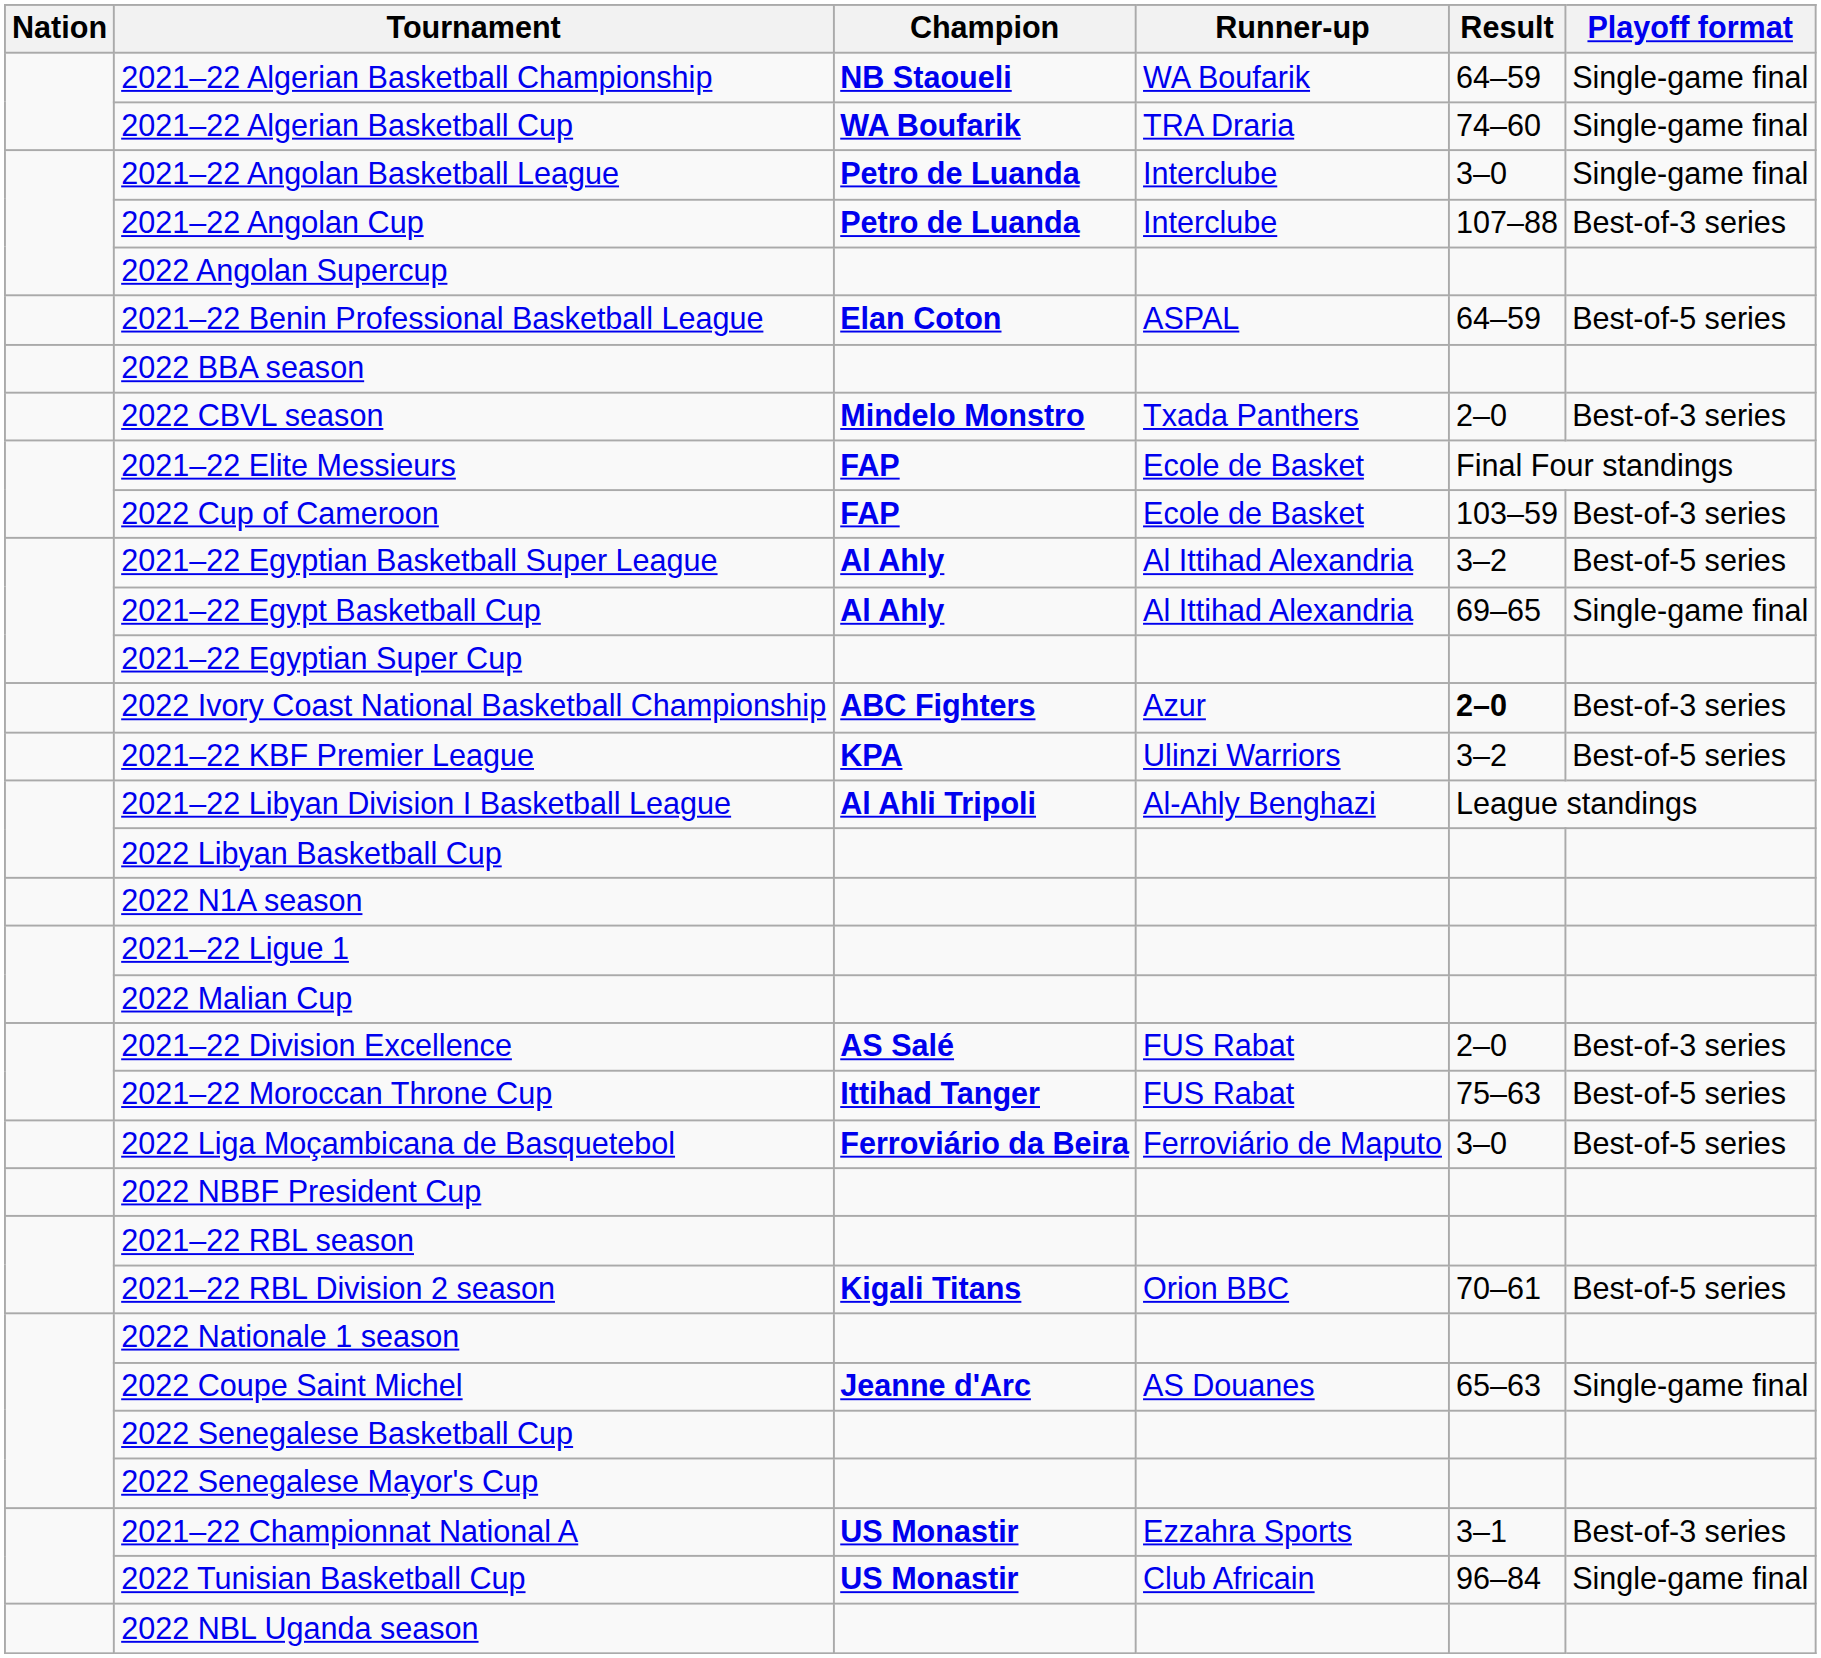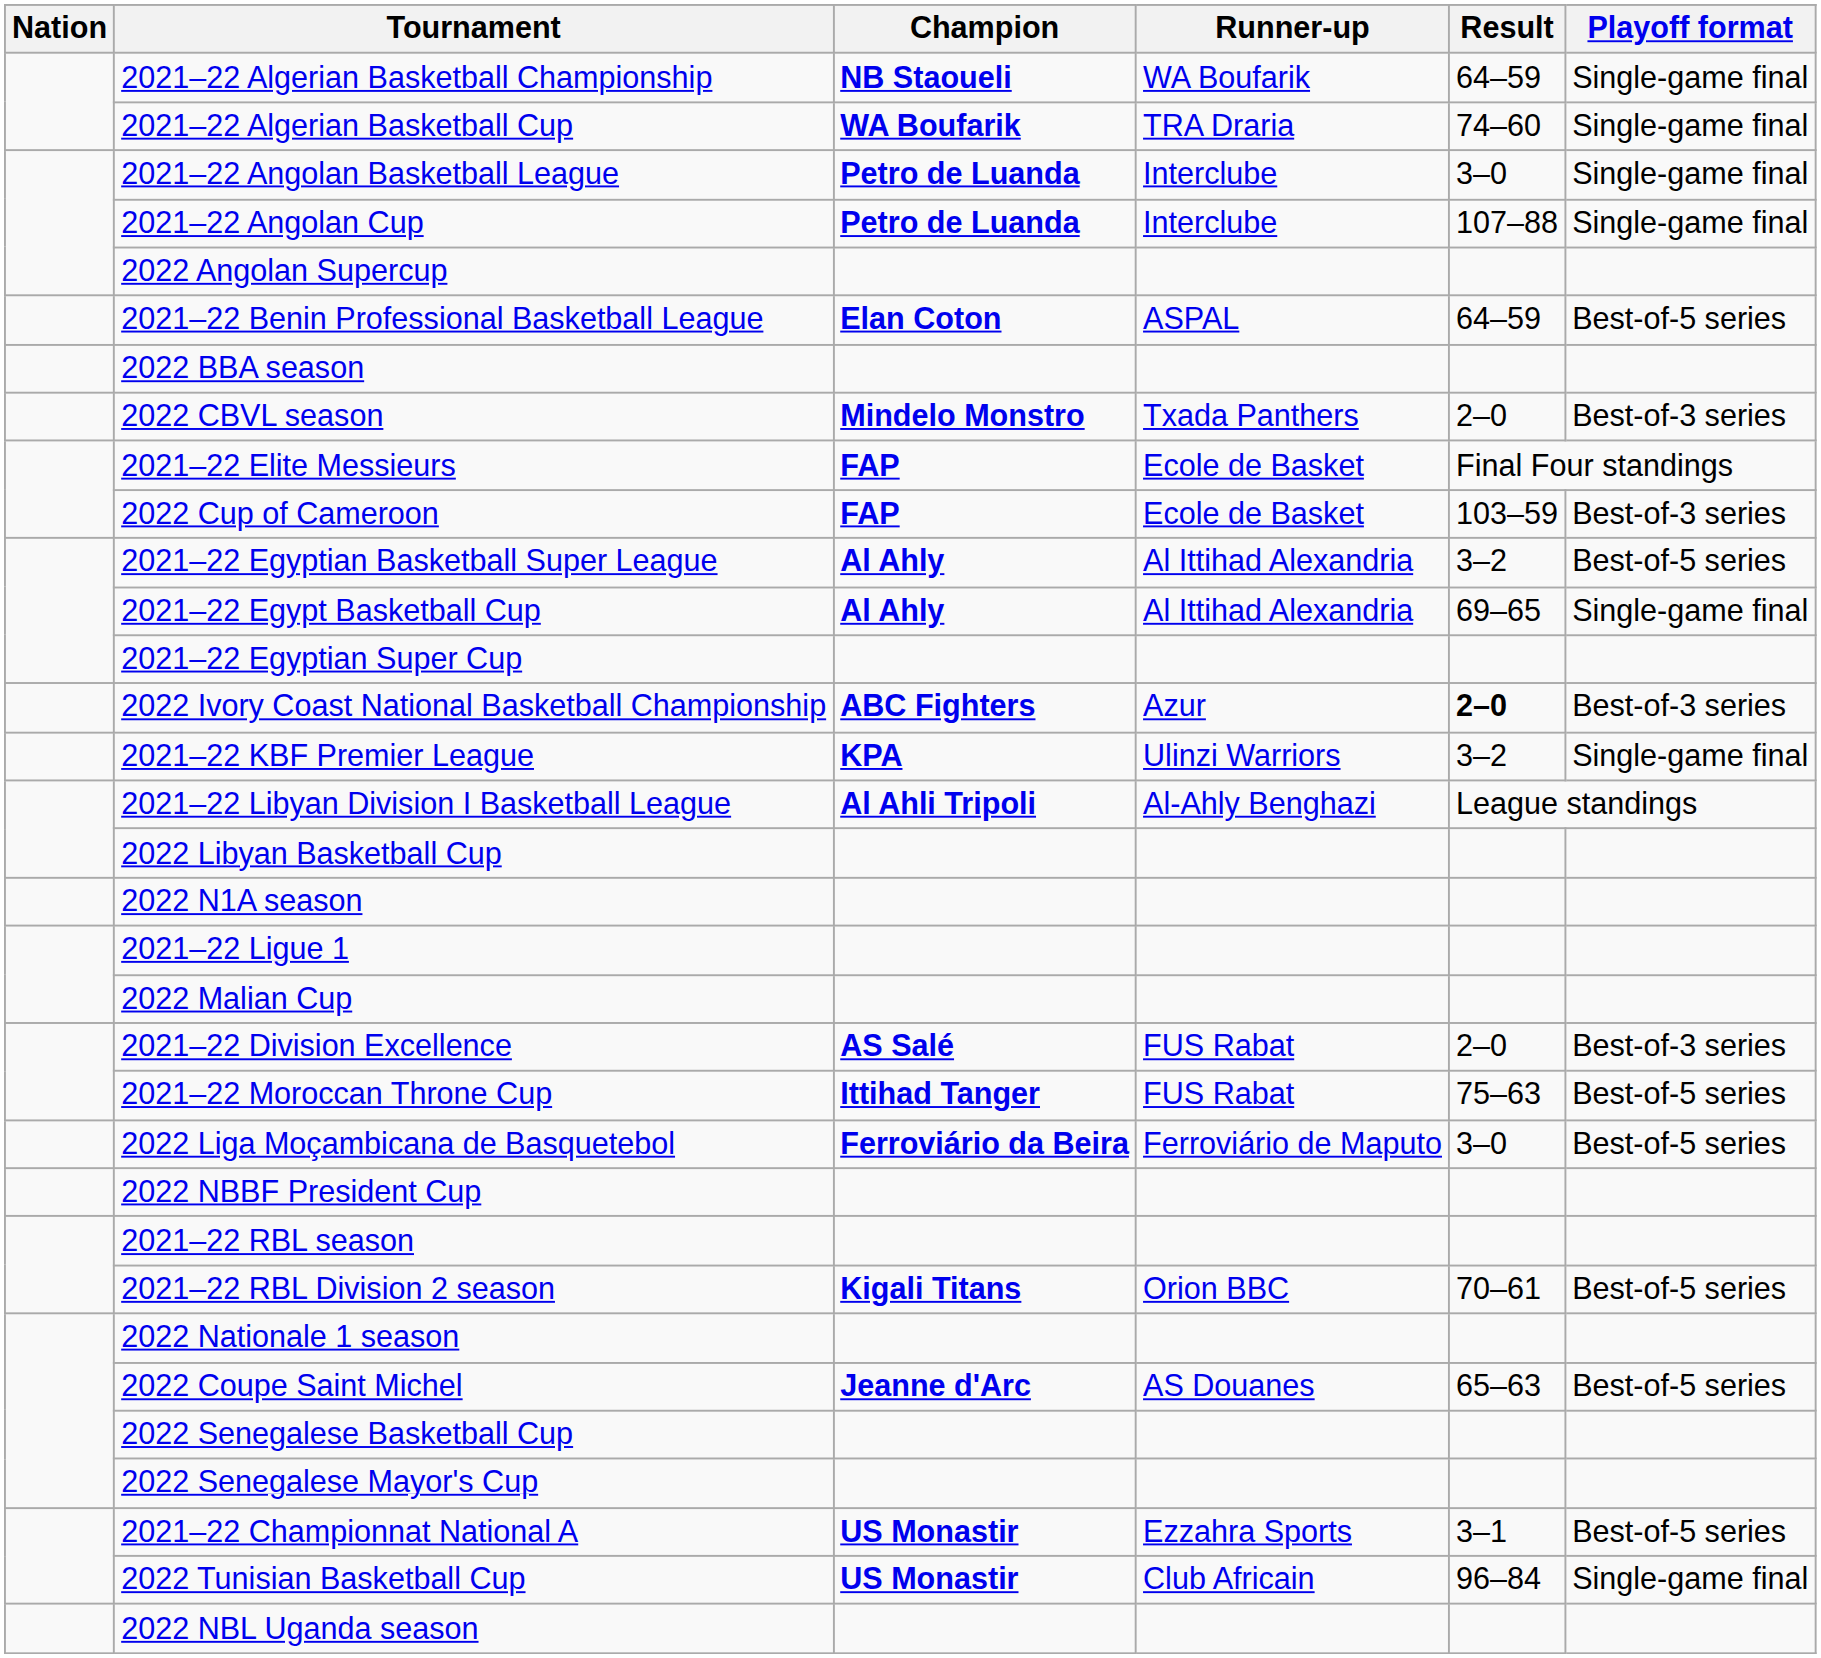(1679, 222) Best-of-3 series -> (1690, 222) Single-game final
(1679, 755) Best-of-5 series -> (1690, 755) Single-game final
(1690, 1385) Single-game final -> (1679, 1385) Best-of-5 series
(1679, 1531) Best-of-3 series -> (1679, 1531) Best-of-5 series
